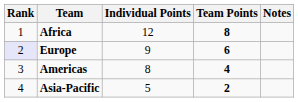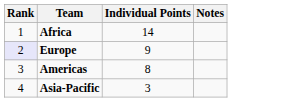- column: (227, 13)
(148, 32) 12 -> (148, 32) 14
(148, 87) 5 -> (148, 87) 3
